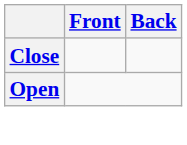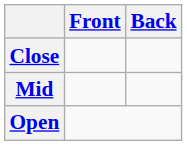+ row: (34, 88)
